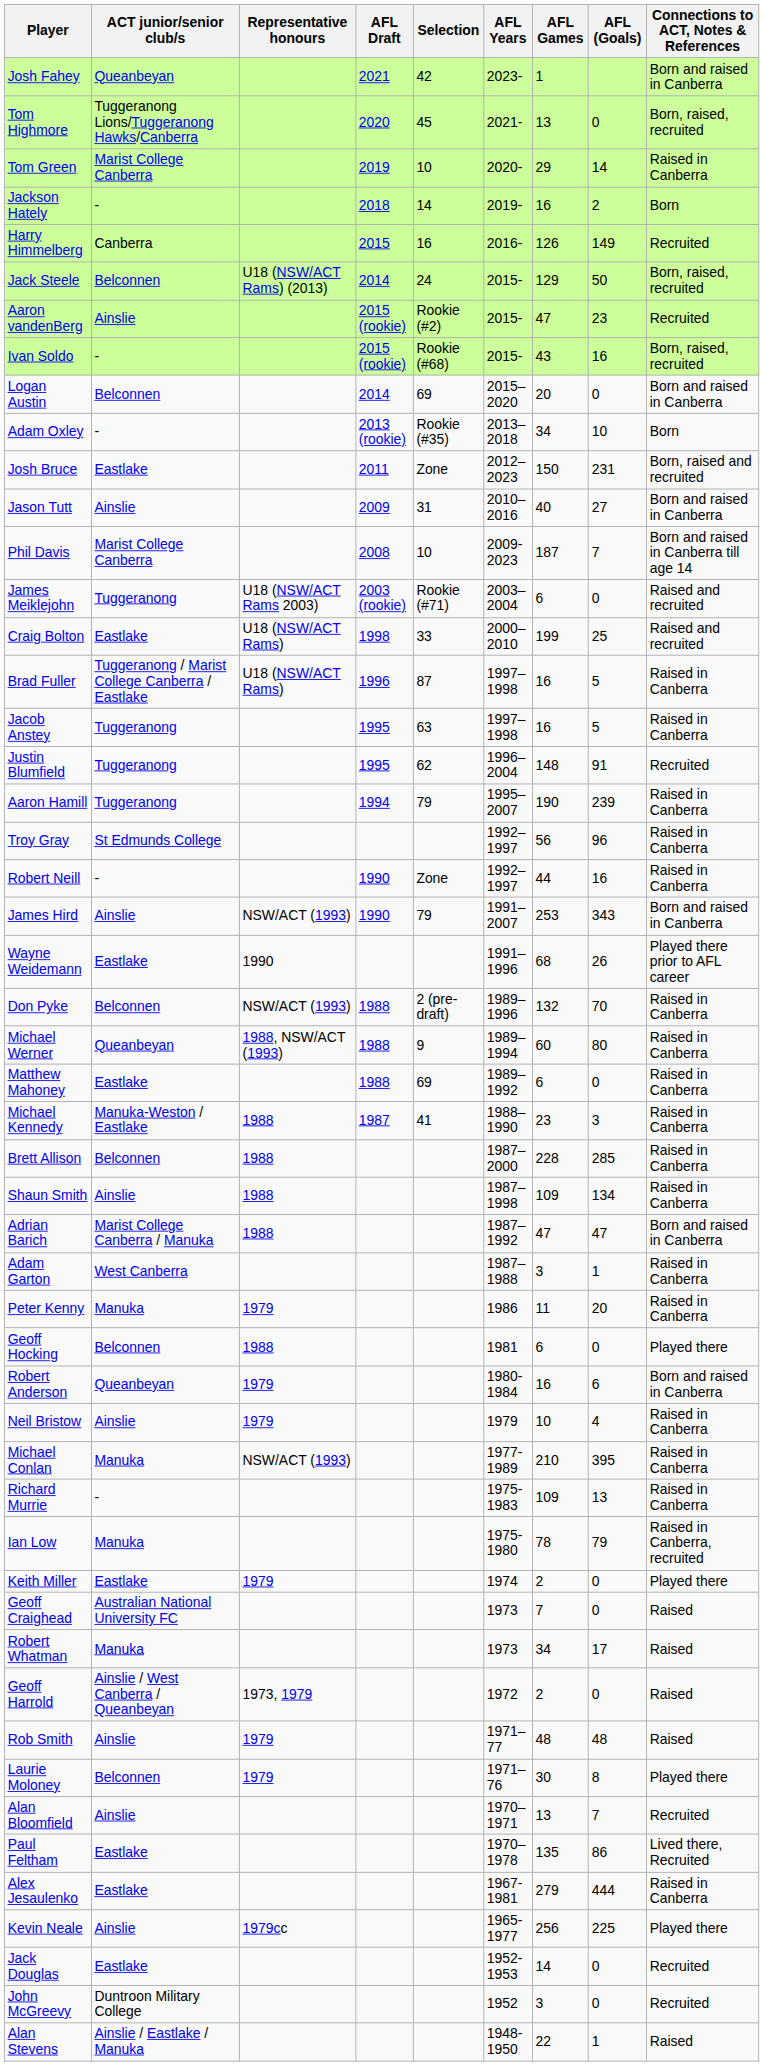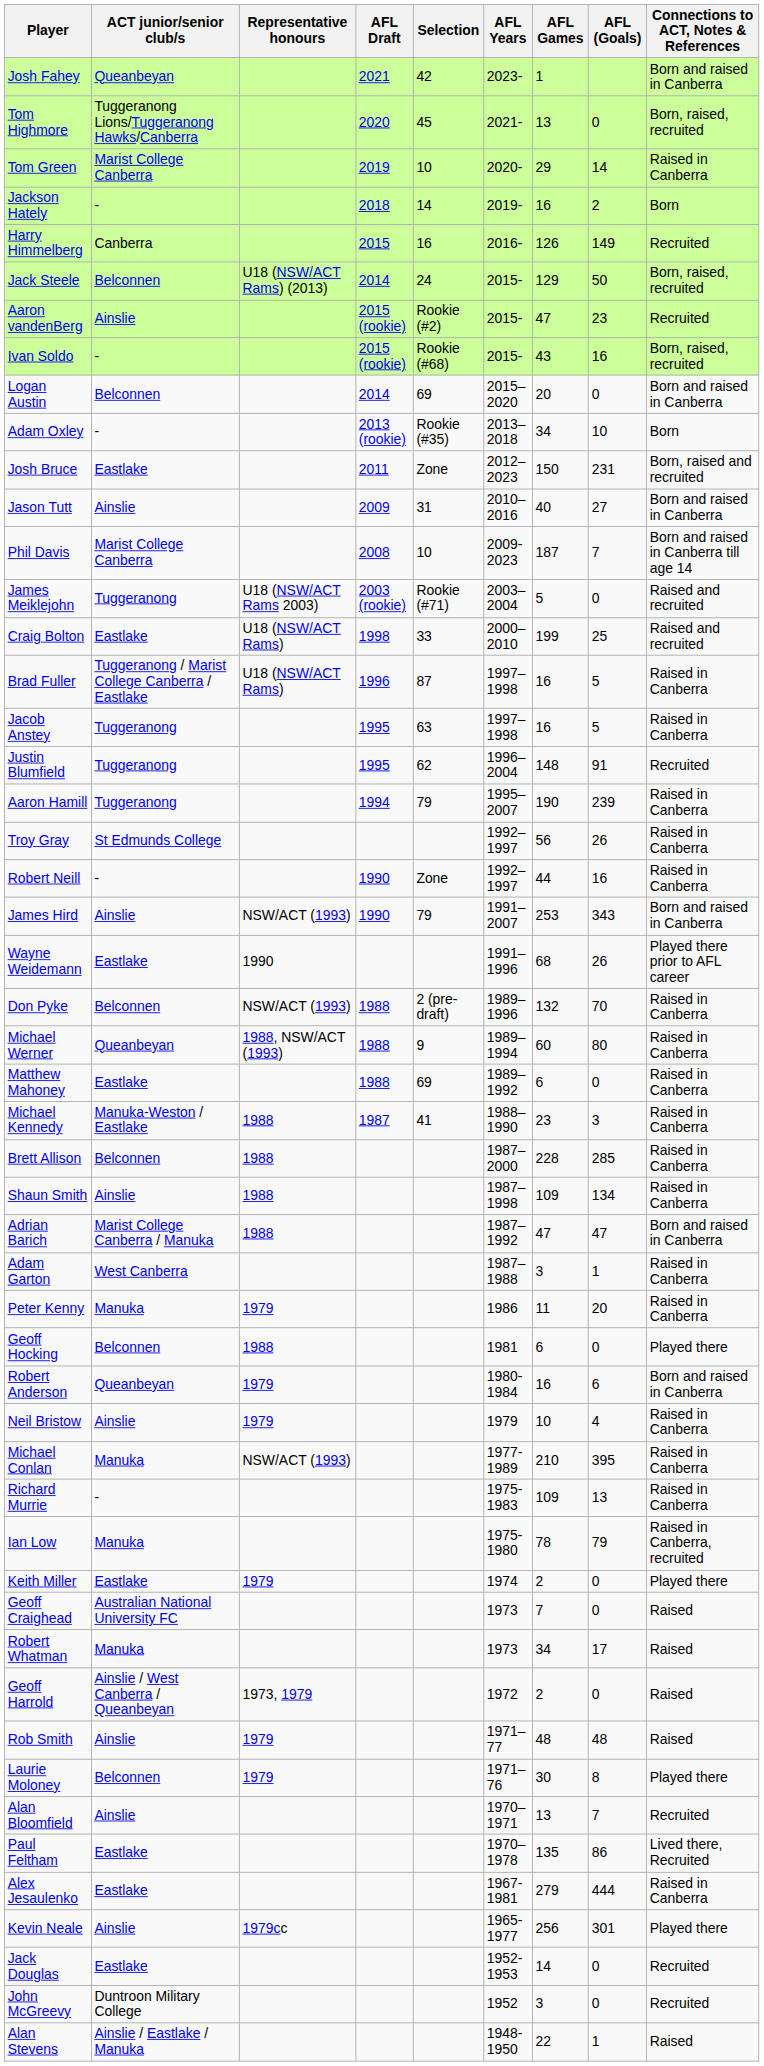(539, 598) 6 -> (539, 598) 5
(600, 840) 96 -> (600, 840) 26
(603, 1928) 225 -> (603, 1928) 301
